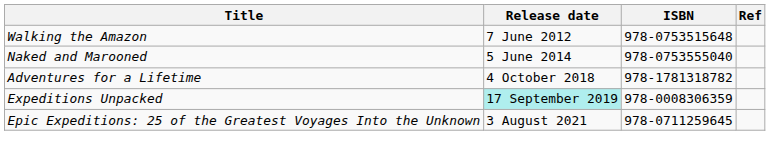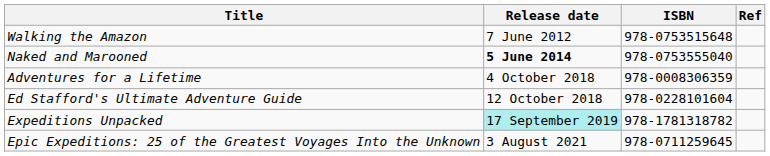(529, 57) normal -> (529, 57) bold
(678, 78) 978-1781318782 -> (678, 78) 978-0008306359
+ row: (155, 99)
(678, 99) 978-0008306359 -> (678, 120) 978-1781318782
